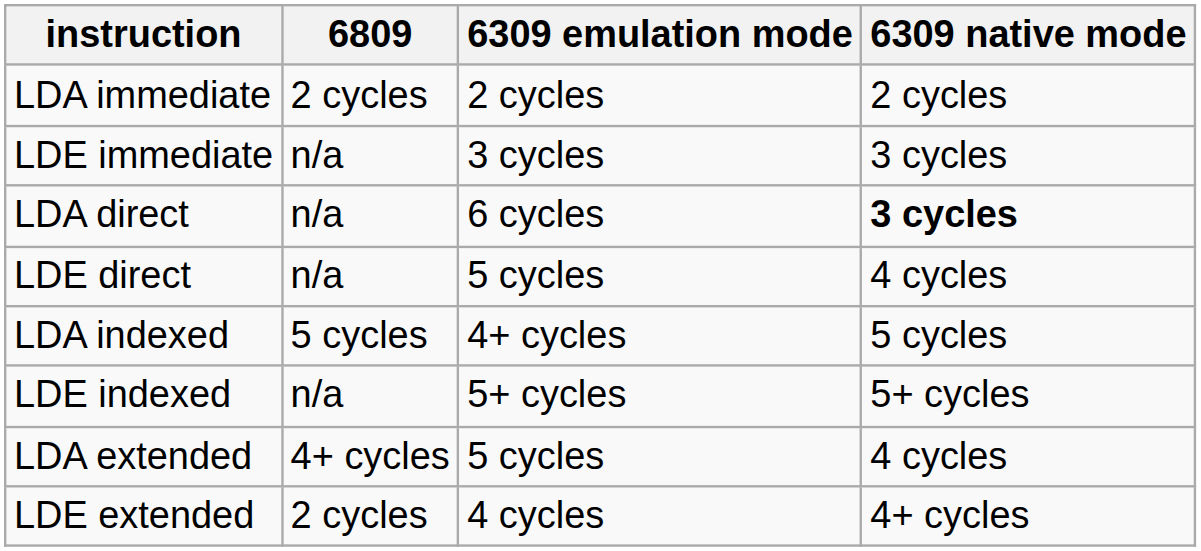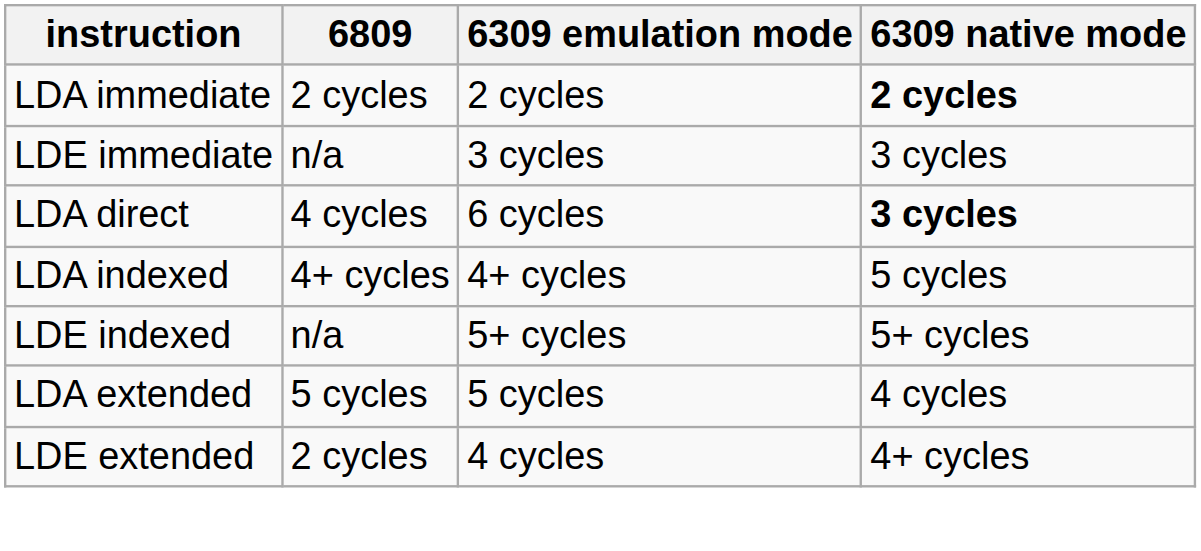(939, 94) normal -> (944, 94) bold
(317, 214) n/a -> (359, 214) 4 cycles
- row: (102, 275)
(359, 335) 5 cycles -> (370, 275) 4+ cycles
(370, 455) 4+ cycles -> (359, 395) 5 cycles
